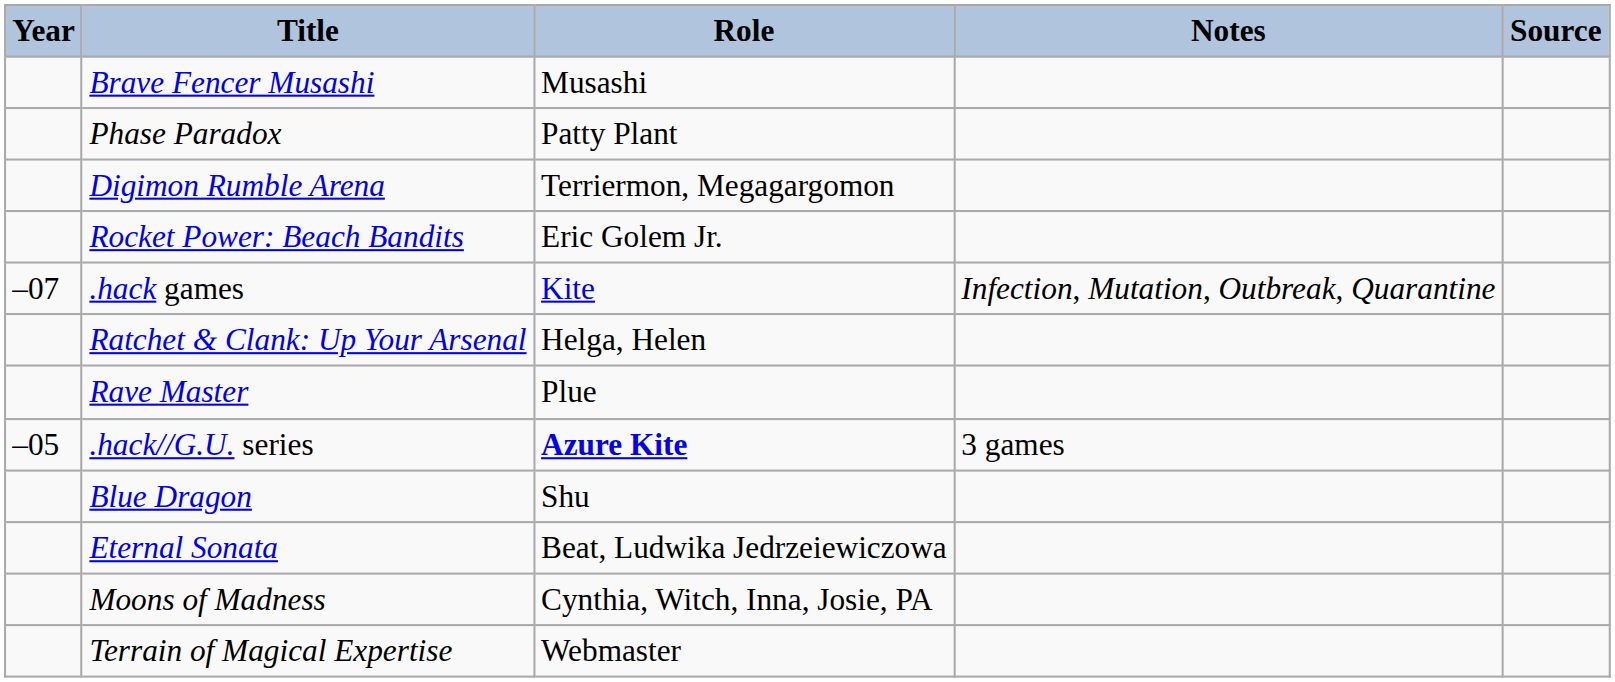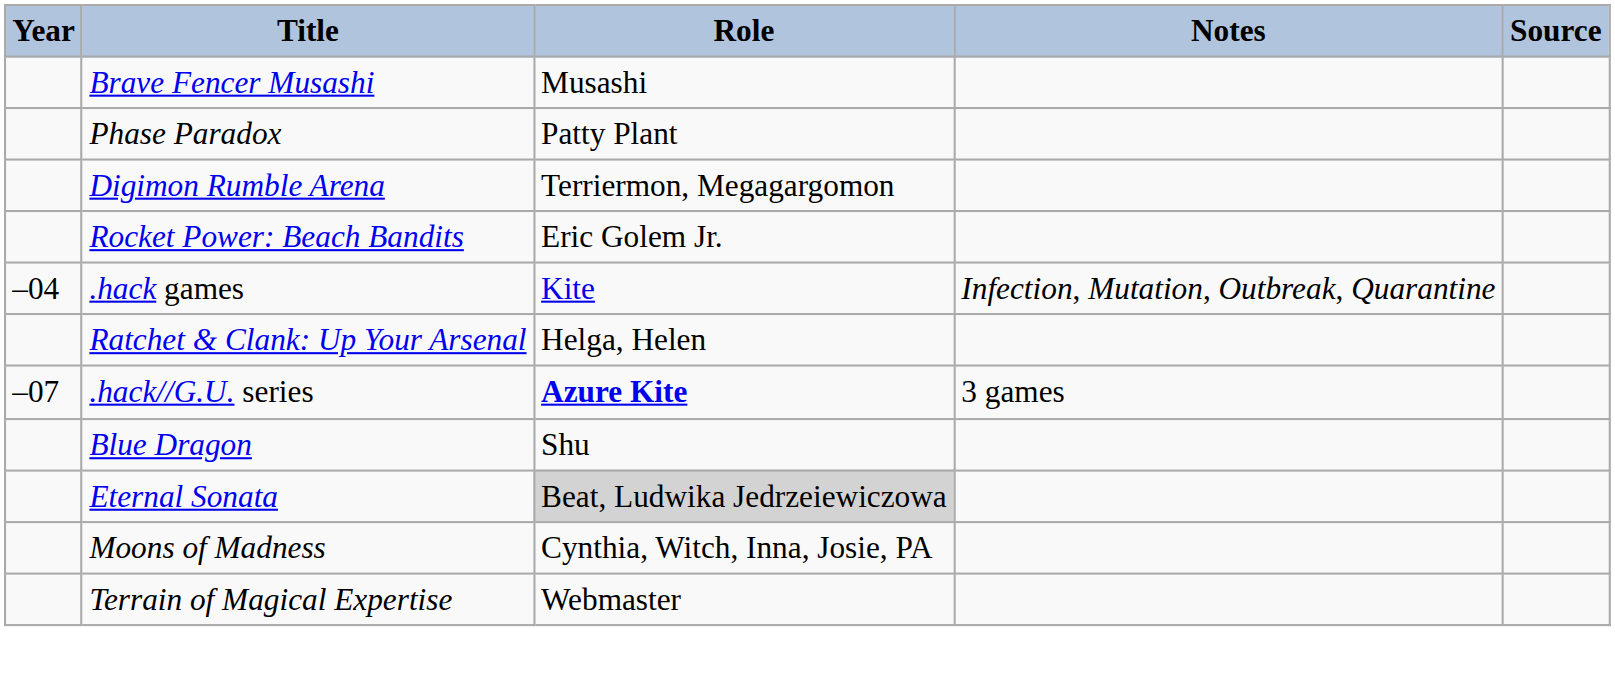(36, 288) –07 -> (36, 288) –04
- row: (169, 391)
(36, 443) –05 -> (36, 391) –07
(744, 546) no background -> (744, 495) lightgrey background
